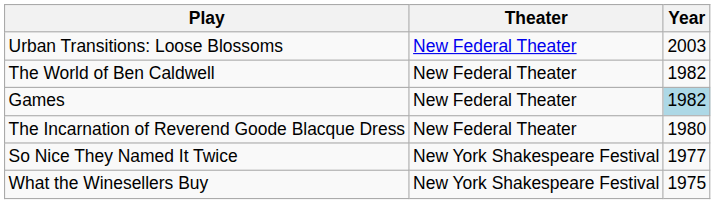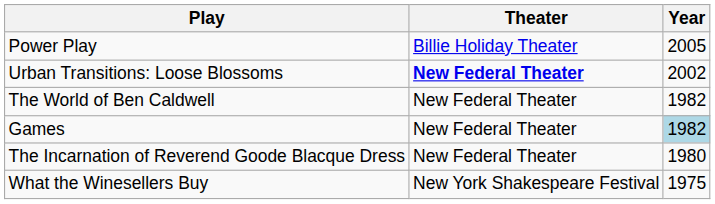+ row: (53, 45)
(495, 45) normal -> (498, 73) bold
(687, 45) 2003 -> (687, 73) 2002
- row: (123, 156)
